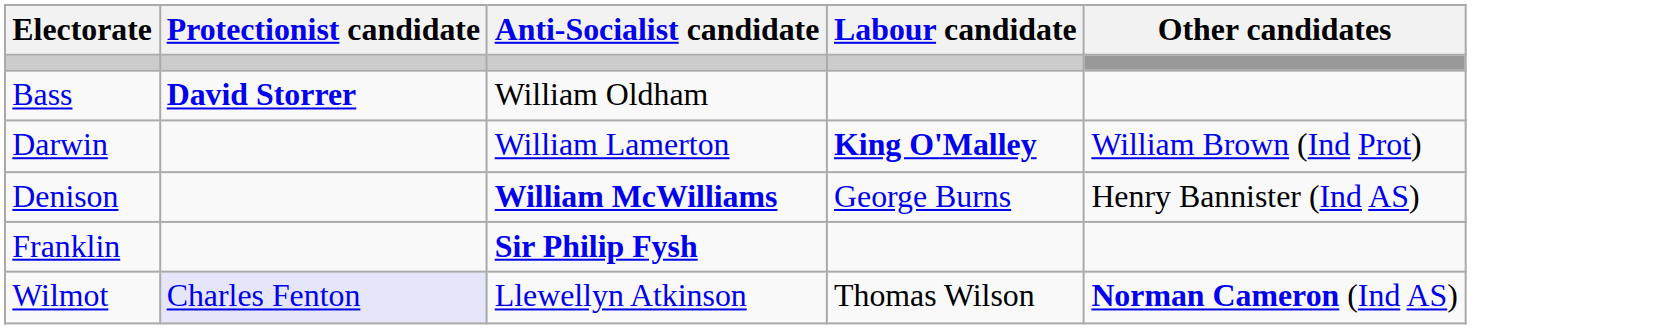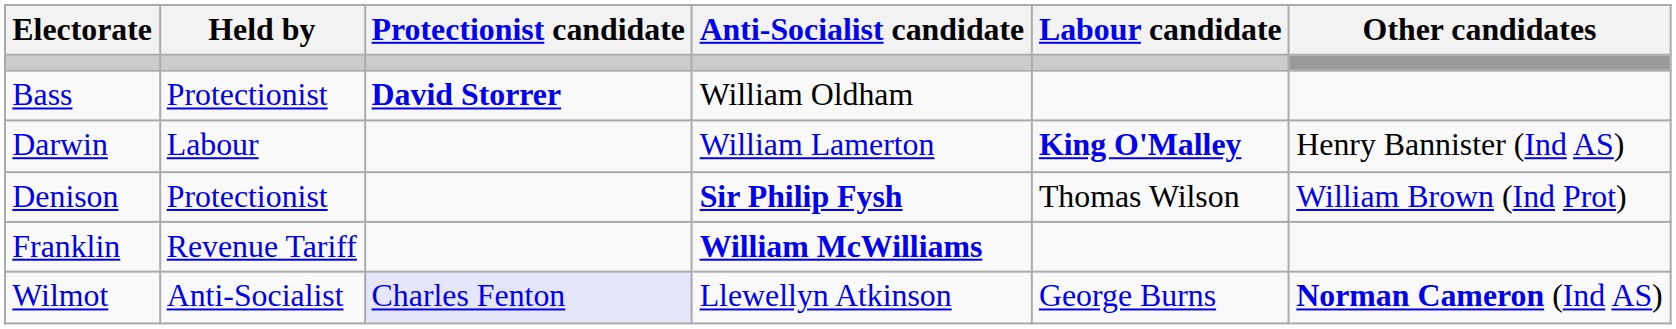+ column: (262, 29)
(1257, 145) William Brown (Ind Prot) -> (1460, 145) Henry Bannister (Ind AS)
(636, 195) William McWilliams -> (801, 195) Sir Philip Fysh
(923, 195) George Burns -> (1139, 195) Thomas Wilson
(1255, 195) Henry Bannister (Ind AS) -> (1461, 195) William Brown (Ind Prot)
(596, 246) Sir Philip Fysh -> (841, 246) William McWilliams
(934, 296) Thomas Wilson -> (1128, 296) George Burns
